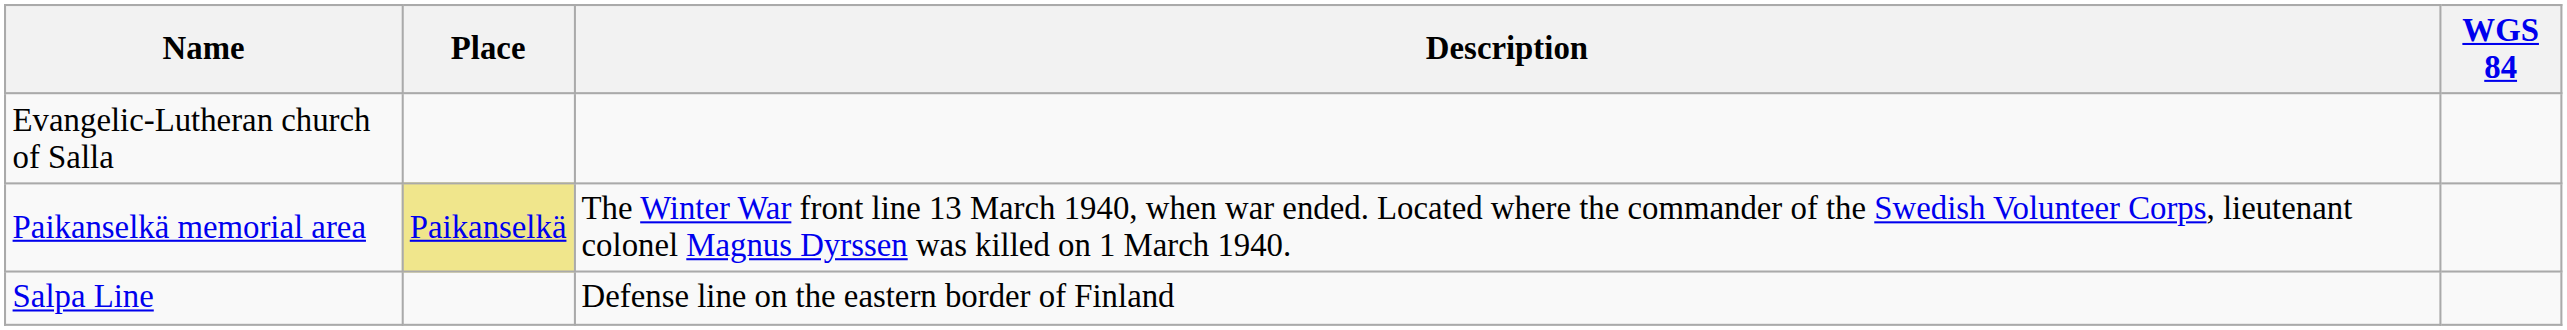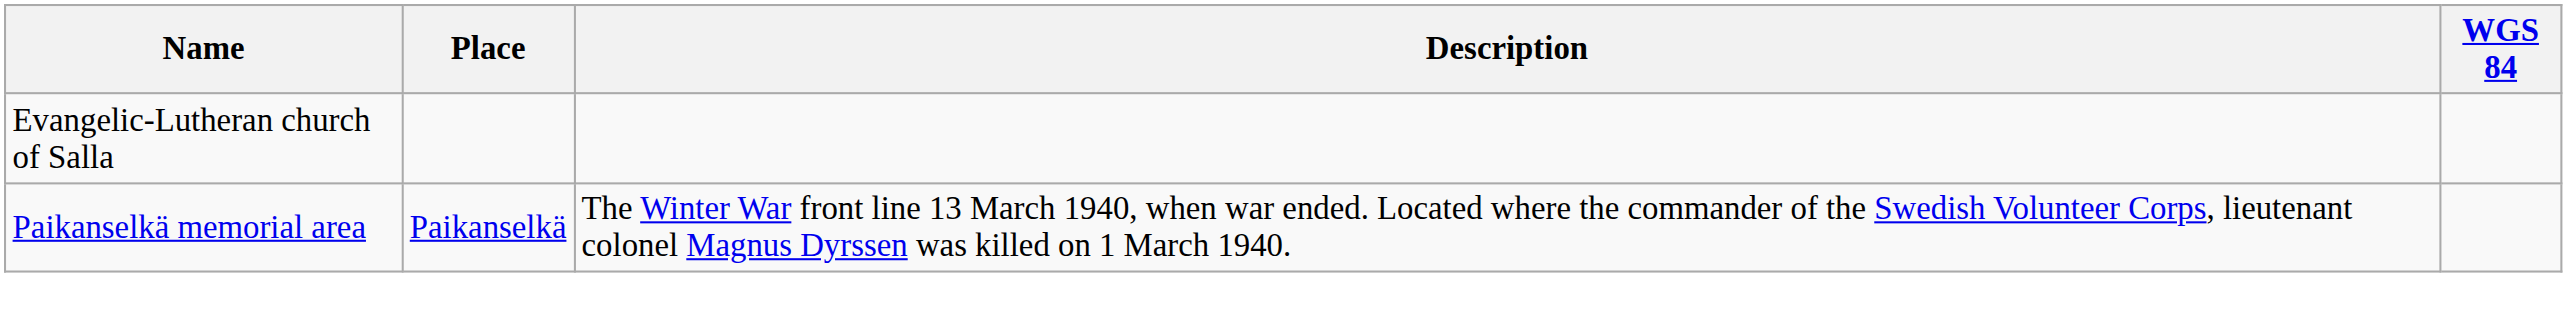(488, 226) khaki background -> (488, 226) no background
- row: (83, 297)
